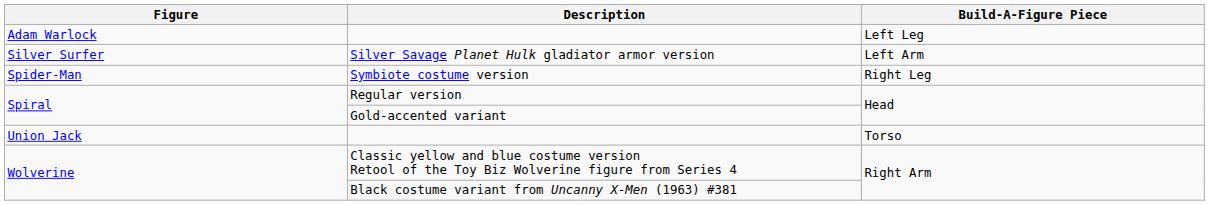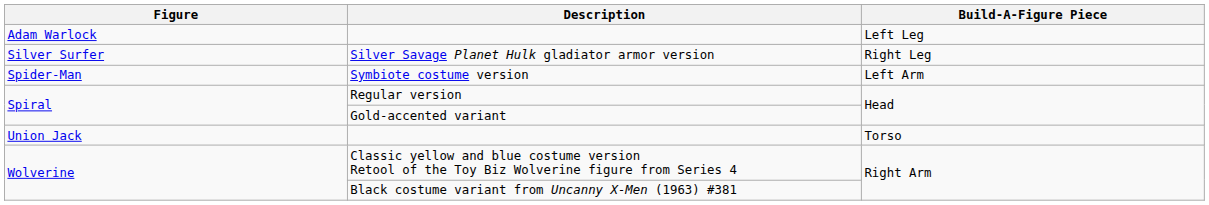(894, 55) Left Arm -> (898, 55) Right Leg
(898, 75) Right Leg -> (894, 75) Left Arm
